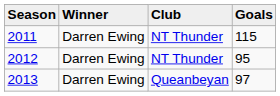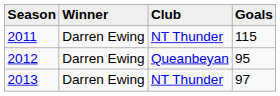(187, 58) NT Thunder -> (190, 58) Queanbeyan
(190, 79) Queanbeyan -> (187, 79) NT Thunder
